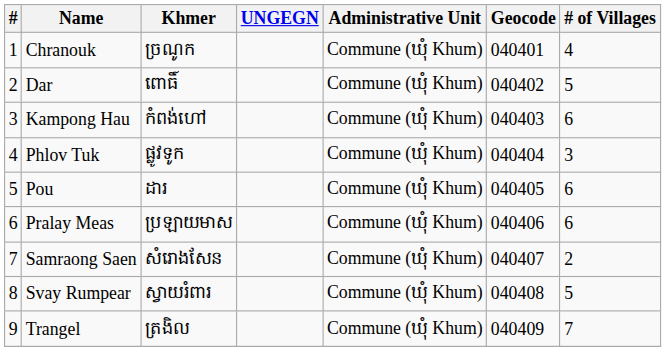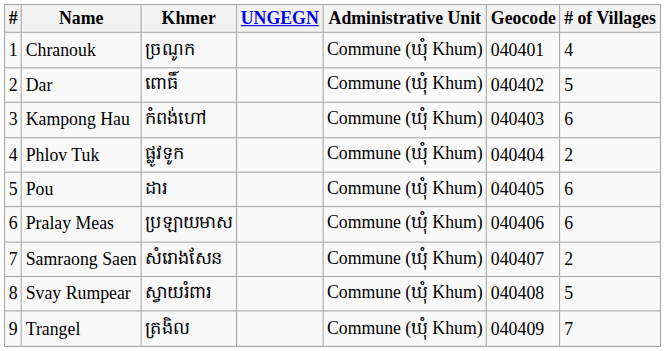(569, 154) 3 -> (569, 154) 2
